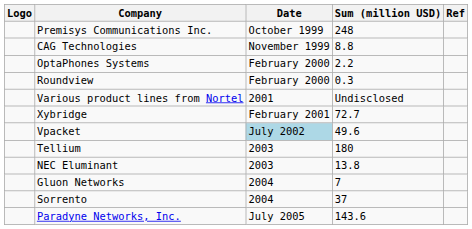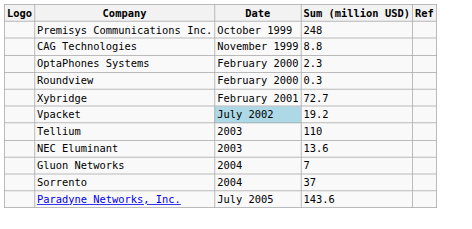(344, 64) 2.2 -> (313, 64) 2.3
- row: (140, 98)
(347, 132) 49.6 -> (316, 115) 19.2
(344, 148) 180 -> (313, 132) 110
(347, 165) 13.8 -> (316, 148) 13.6
